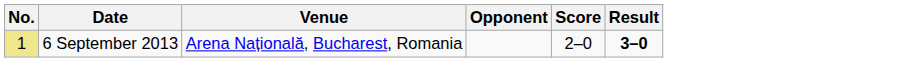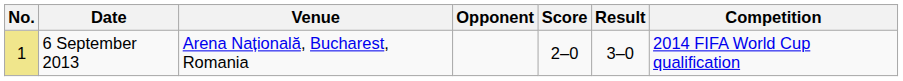+ column: (773, 17)
(634, 43) bold -> (620, 52) normal
